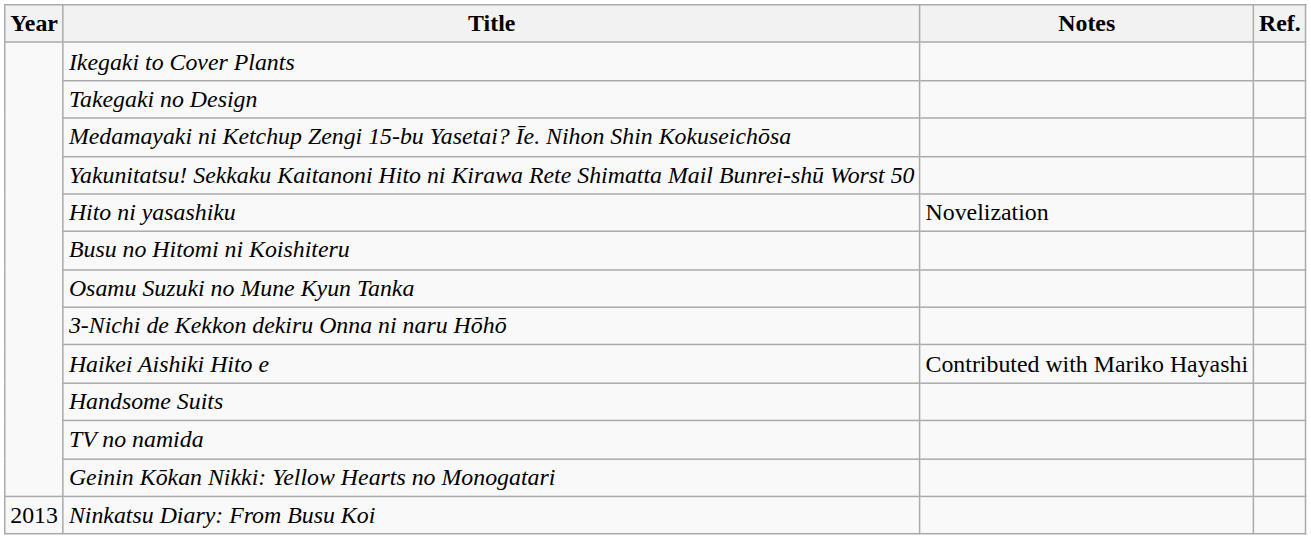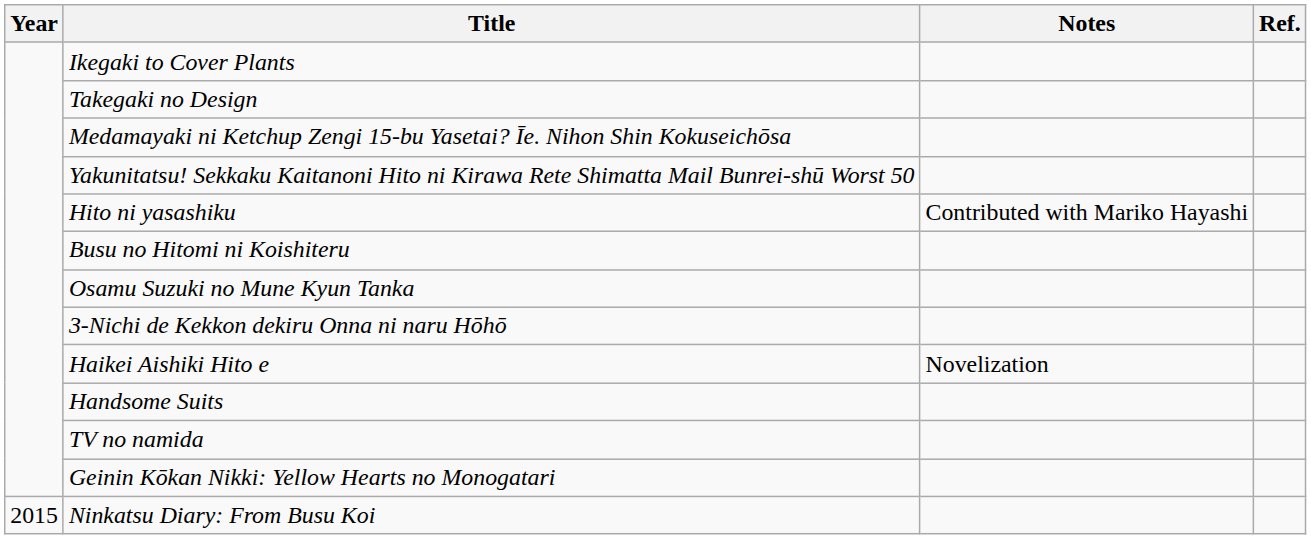(987, 212) Novelization -> (1087, 212) Contributed with Mariko Hayashi
(1087, 363) Contributed with Mariko Hayashi -> (987, 363) Novelization
(34, 514) 2013 -> (34, 514) 2015
